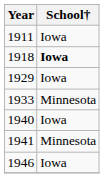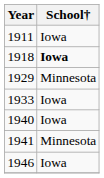(53, 78) Iowa -> (68, 78) Minnesota
(68, 99) Minnesota -> (53, 99) Iowa
